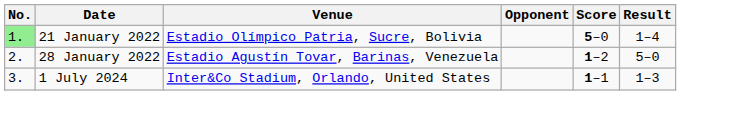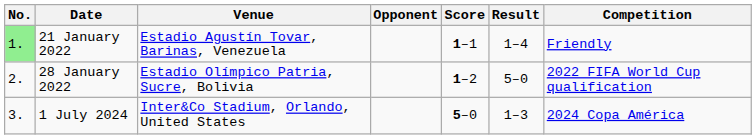+ column: (647, 15)
(324, 37) Estadio Olímpico Patria, Sucre, Bolivia -> (229, 44) Estadio Agustín Tovar, Barinas, Venezuela
(596, 37) 5–0 -> (465, 44) 1–1
(333, 58) Estadio Agustín Tovar, Barinas, Venezuela -> (237, 80) Estadio Olímpico Patria, Sucre, Bolivia
(596, 79) 1–1 -> (465, 116) 5–0
